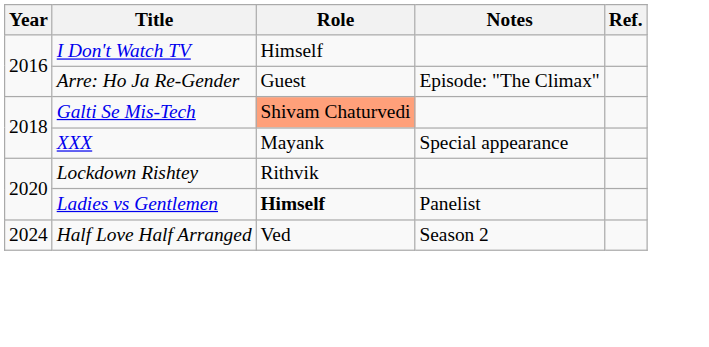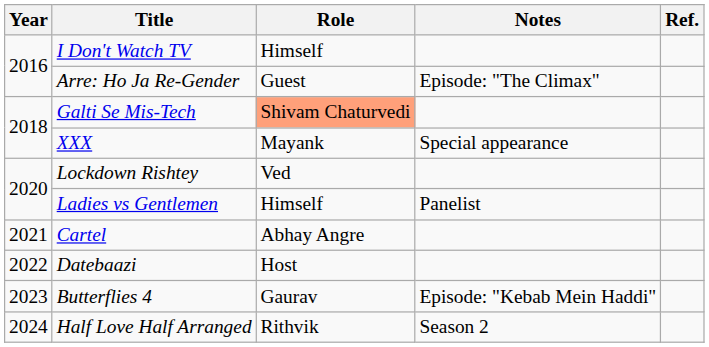(290, 173) Rithvik -> (276, 173) Ved
(293, 204) bold -> (292, 204) normal
+ row: (81, 234)
+ row: (97, 265)
+ row: (104, 296)
(276, 234) Ved -> (290, 326) Rithvik
